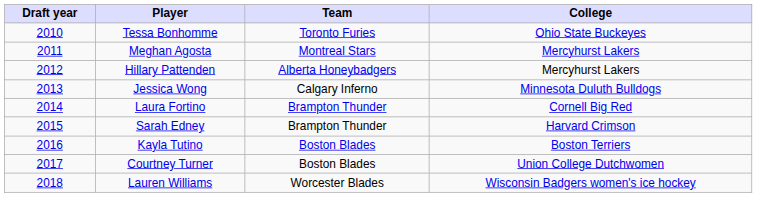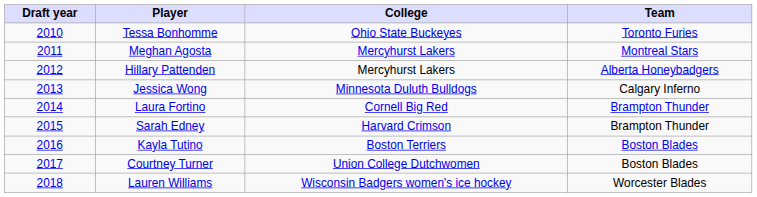columns swapped: (337, 13) <-> (591, 13)
